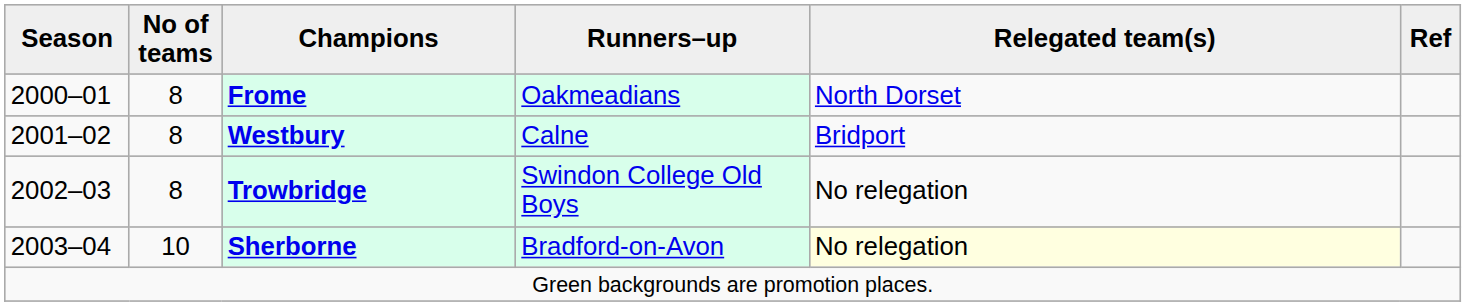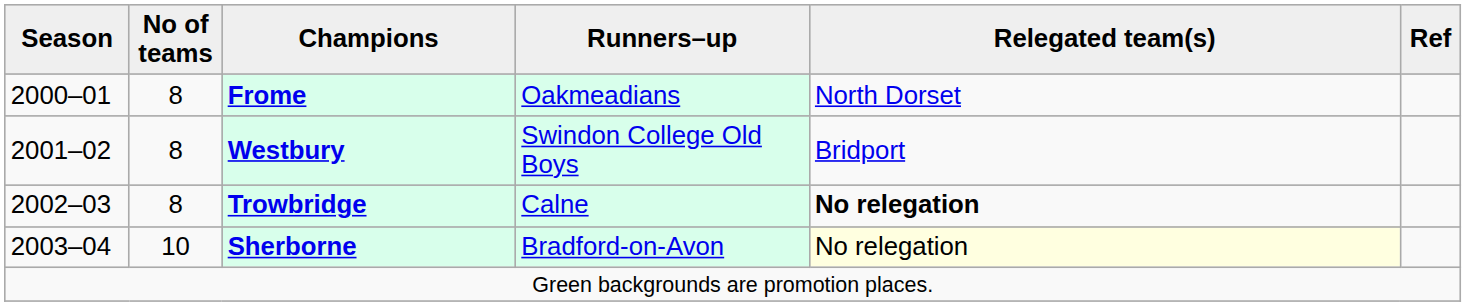(555, 135) Calne -> (642, 150) Swindon College Old Boys
(642, 190) Swindon College Old Boys -> (555, 205) Calne
(892, 190) normal -> (897, 205) bold
